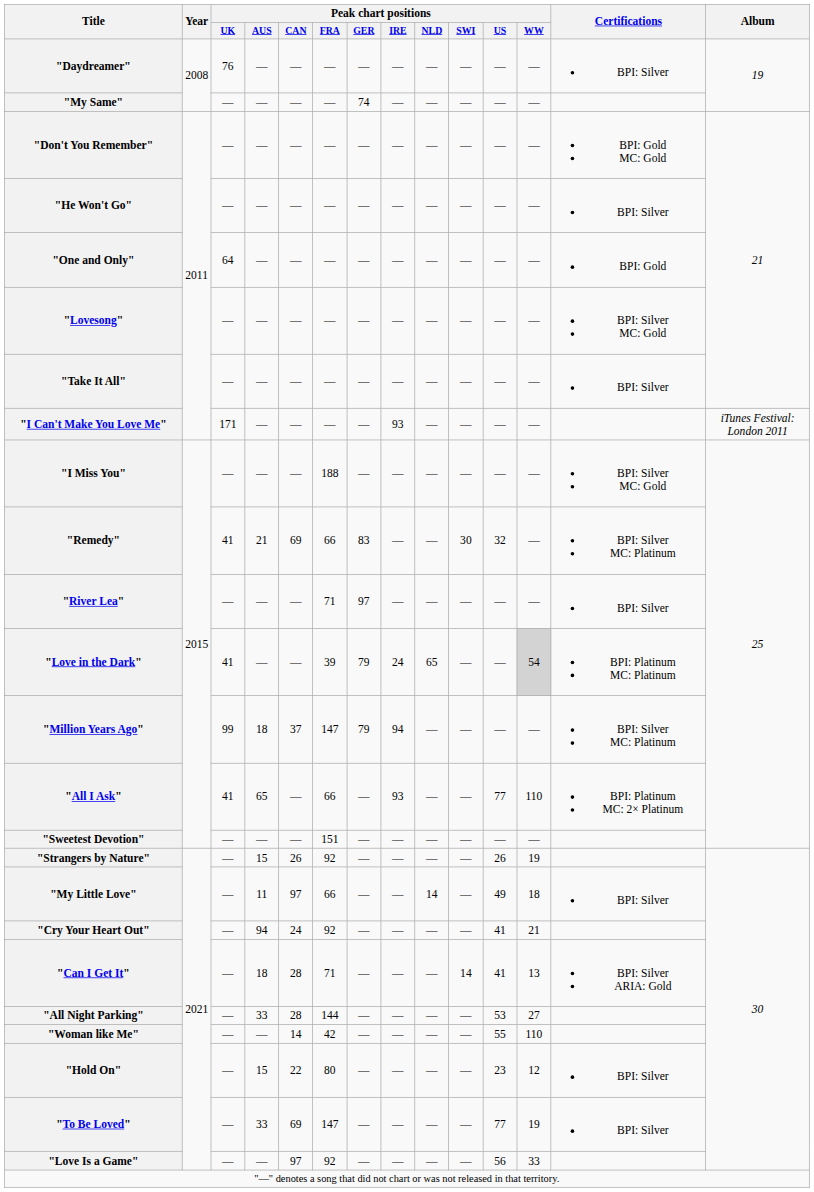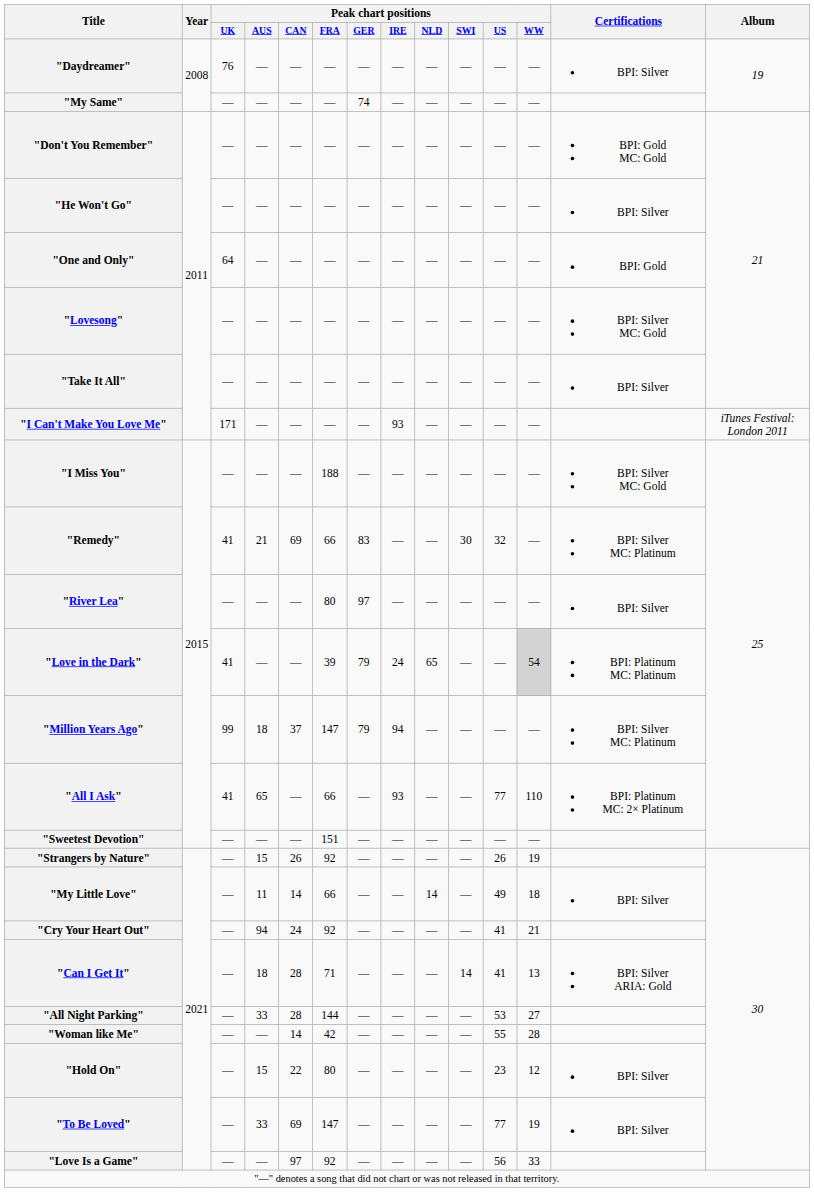(330, 601) 71 -> (330, 601) 80
(296, 894) 97 -> (296, 894) 14
(534, 1034) 110 -> (534, 1034) 28
